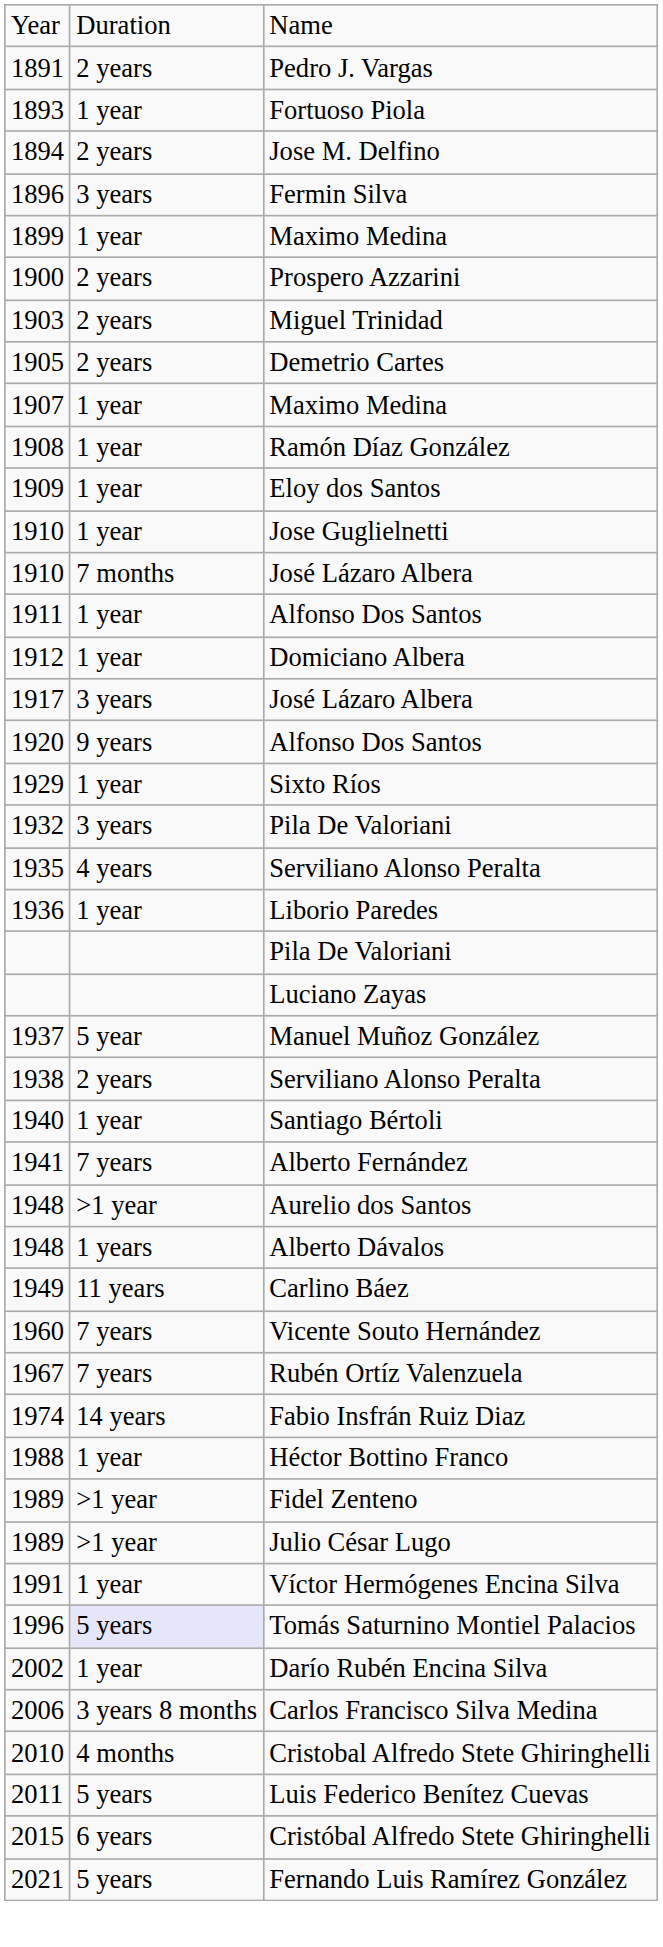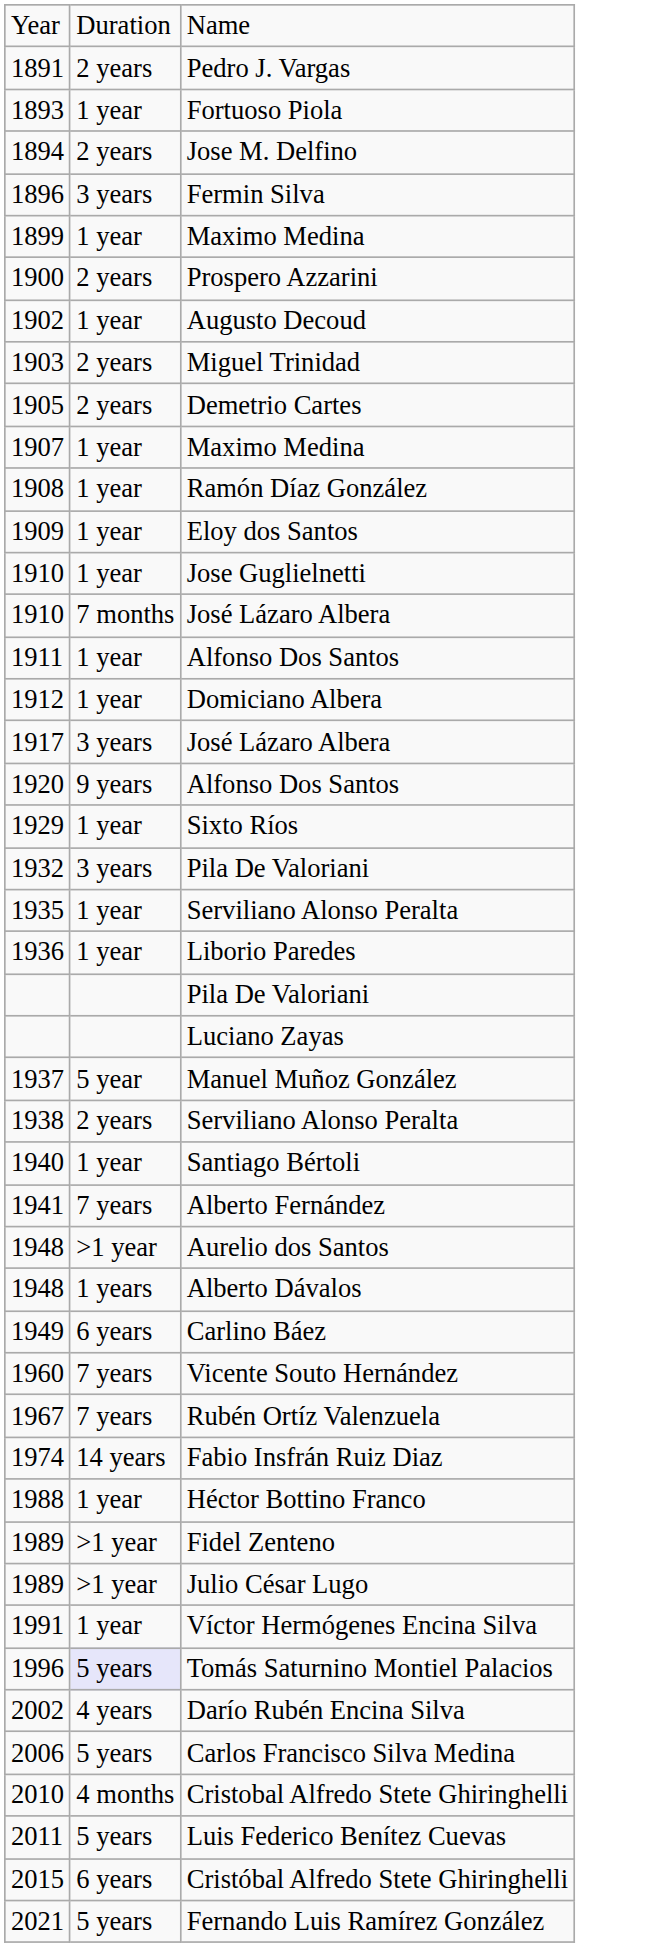+ row: (38, 320)
(114, 868) 4 years -> (109, 910) 1 year
(120, 1289) 11 years -> (114, 1331) 6 years
(109, 1668) 1 year -> (114, 1710) 4 years
(167, 1710) 3 years 8 months -> (114, 1752) 5 years
